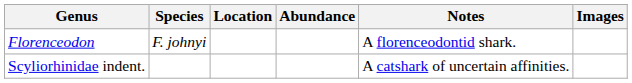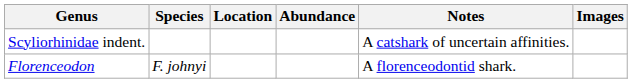rows swapped: (77, 66) <-> (51, 41)
